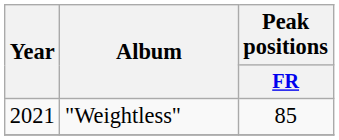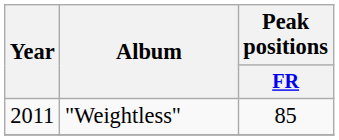(32, 116) 2021 -> (32, 116) 2011
